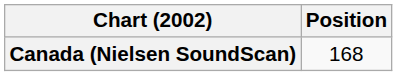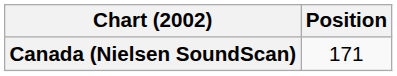(346, 53) 168 -> (346, 53) 171
